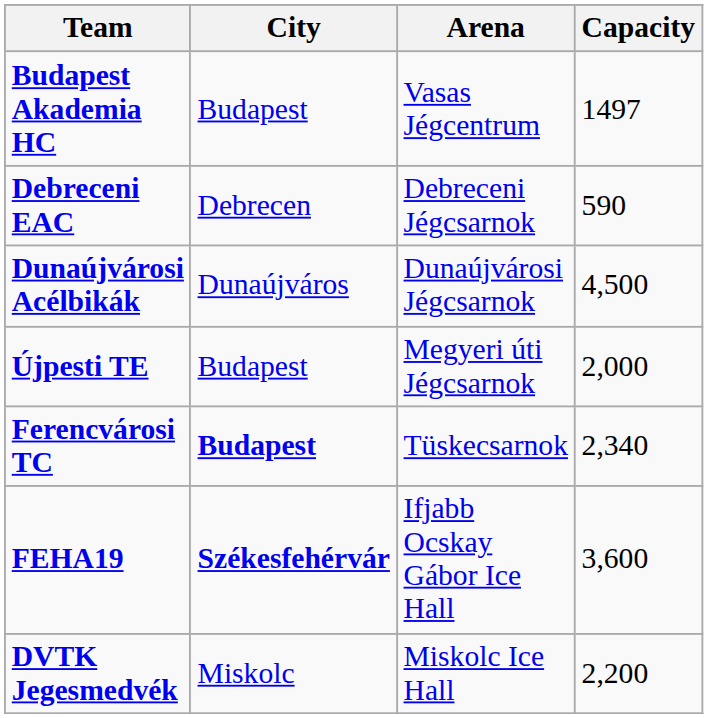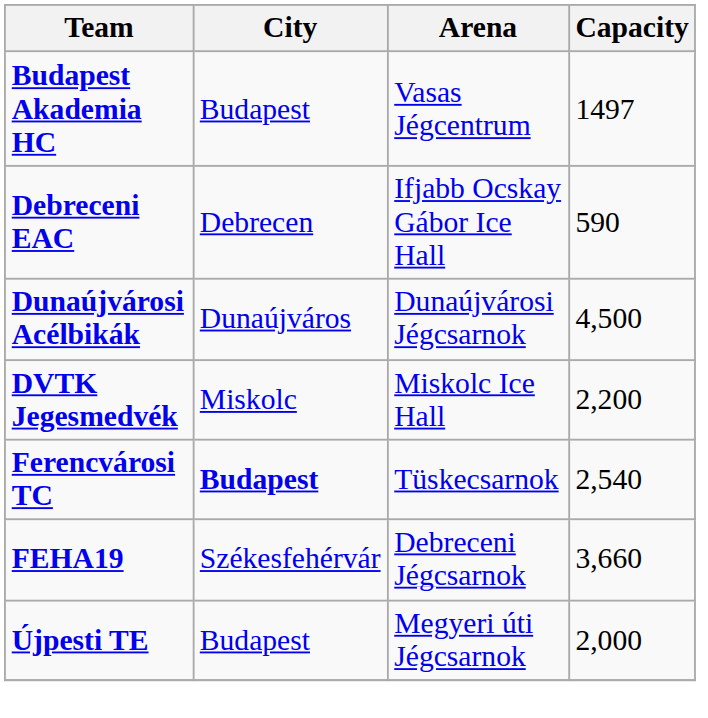(469, 205) Debreceni Jégcsarnok -> (478, 221) Ifjabb Ocskay Gábor Ice Hall
rows swapped: (95, 672) <-> (80, 365)
(615, 445) 2,340 -> (609, 479) 2,540
(294, 559) bold -> (290, 559) normal
(462, 559) Ifjabb Ocskay Gábor Ice Hall -> (460, 559) Debreceni Jégcsarnok
(615, 559) 3,600 -> (609, 559) 3,660
